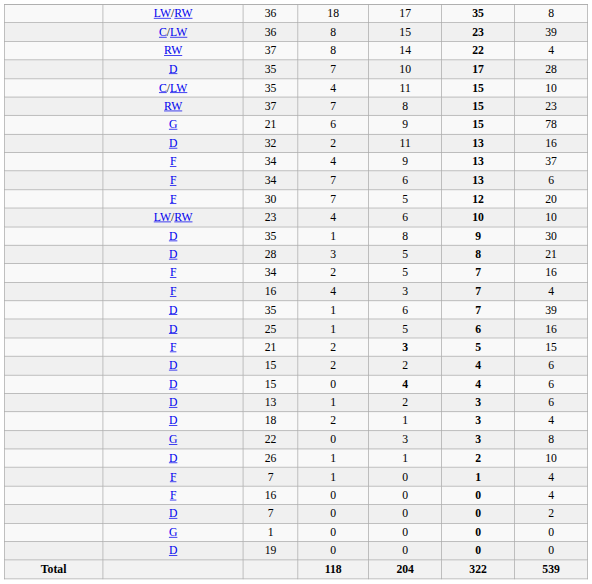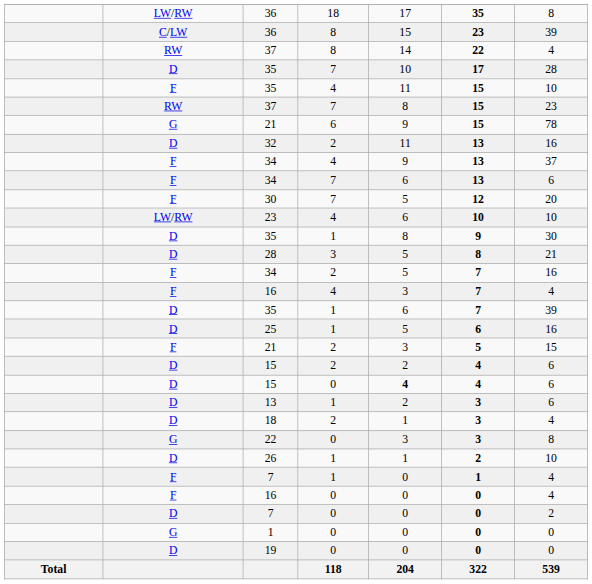(173, 87) C/LW -> (173, 87) F
(405, 347) bold -> (405, 347) normal
